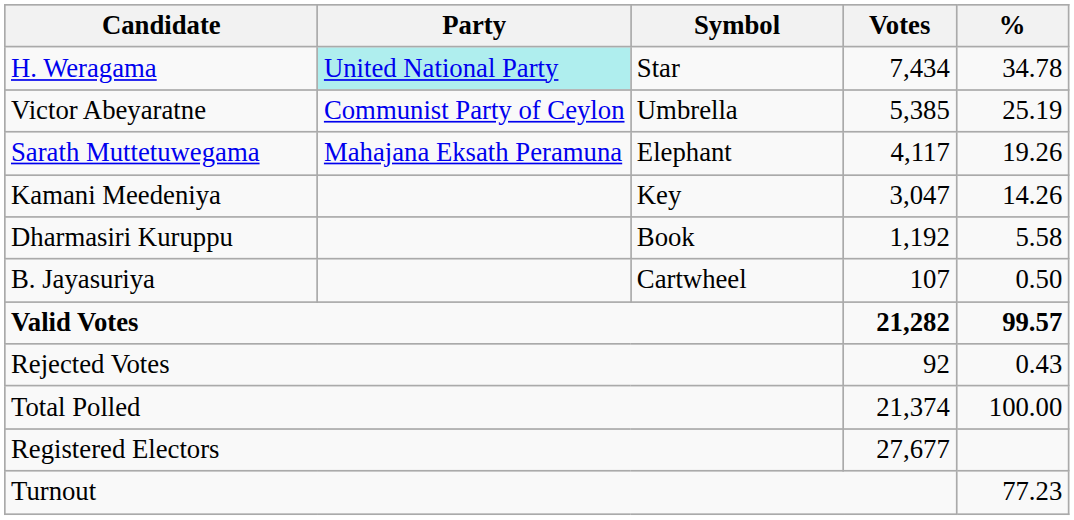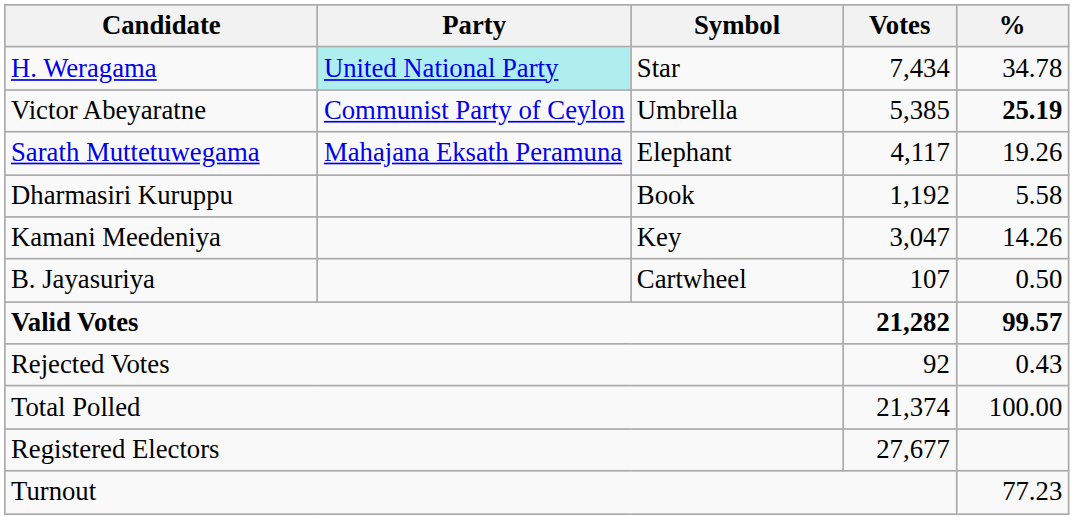(1032, 110) normal -> (1032, 110) bold
rows swapped: (116, 195) <-> (122, 237)
